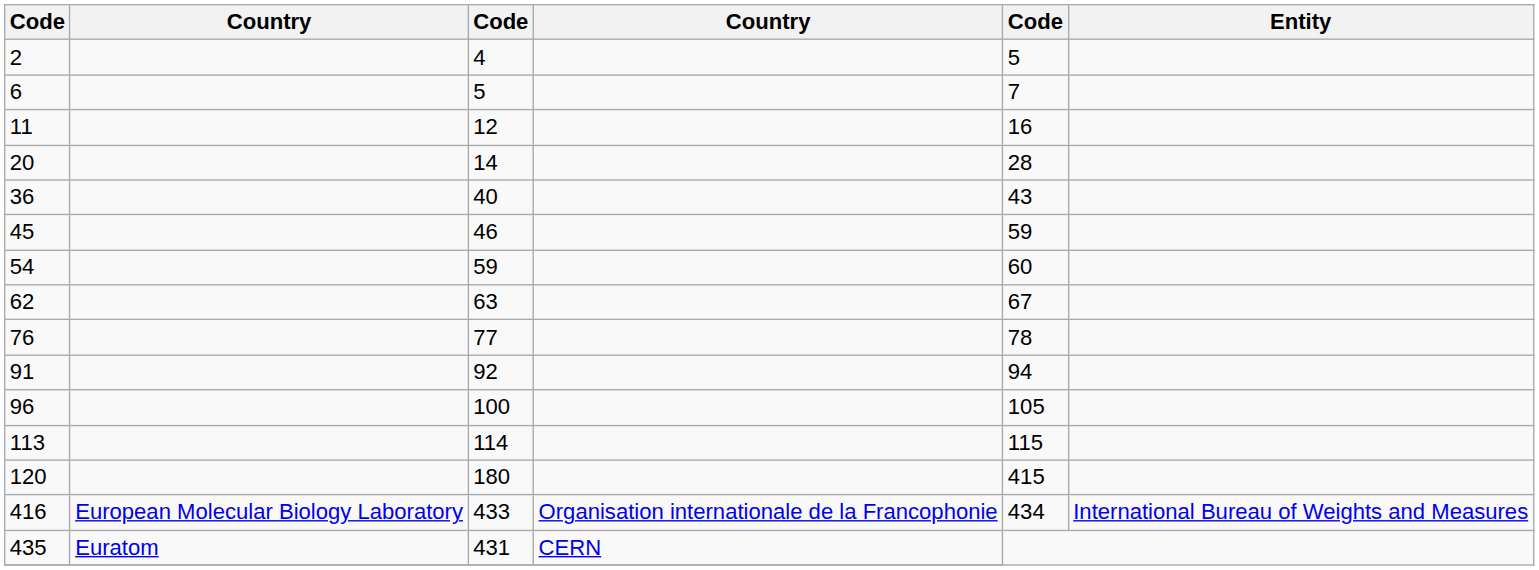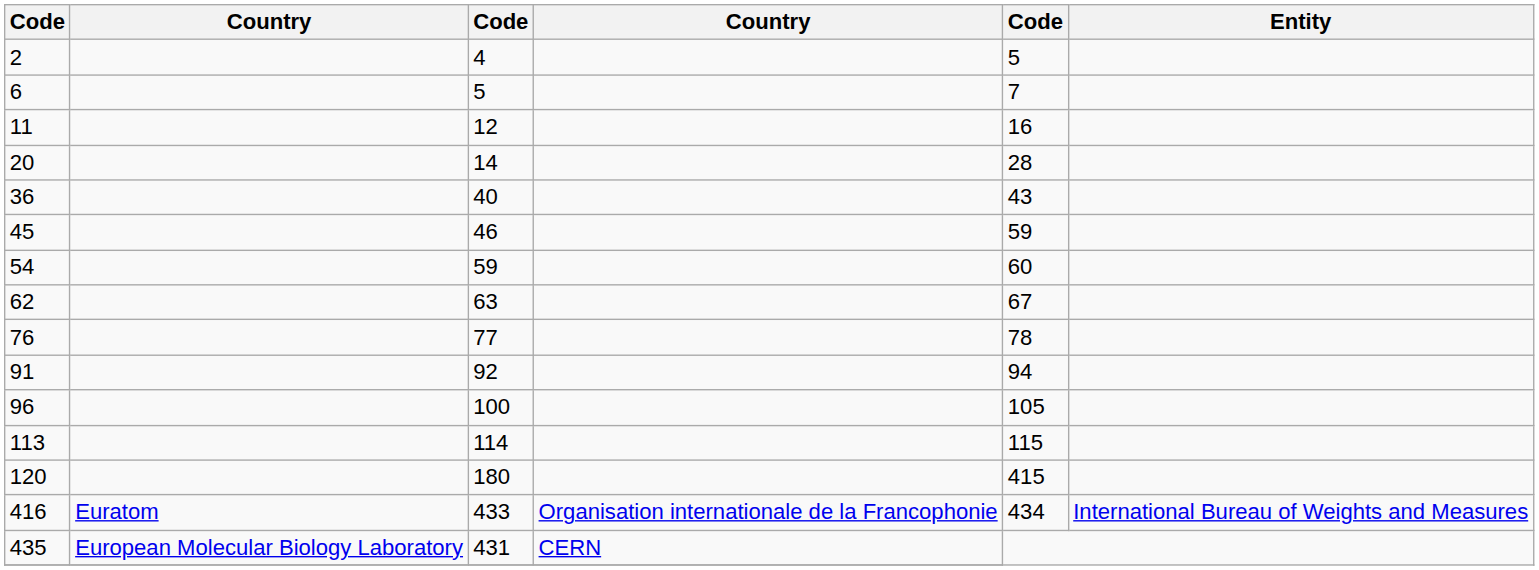(269, 512) European Molecular Biology Laboratory -> (117, 512) Euratom
(117, 547) Euratom -> (269, 547) European Molecular Biology Laboratory
